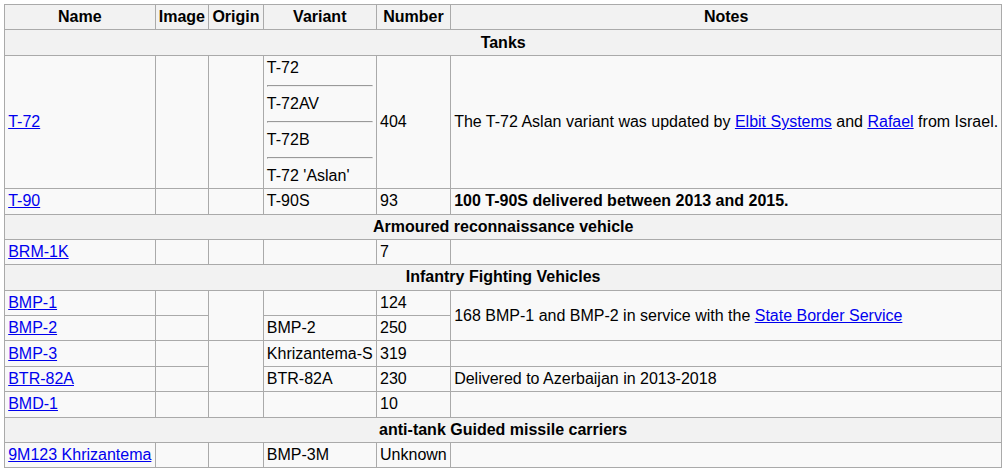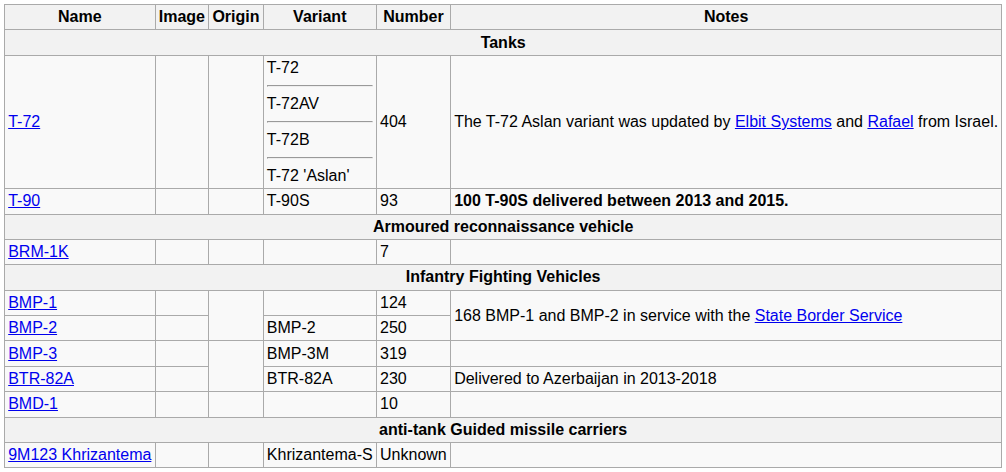(320, 353) Khrizantema-S -> (298, 353) BMP-3M
(298, 455) BMP-3M -> (320, 455) Khrizantema-S
